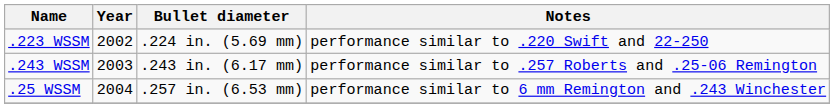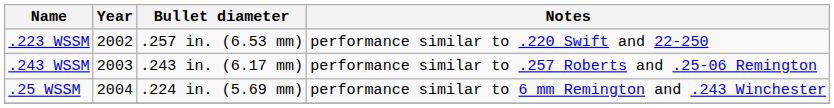(222, 41) .224 in. (5.69 mm) -> (222, 41) .257 in. (6.53 mm)
(222, 91) .257 in. (6.53 mm) -> (222, 91) .224 in. (5.69 mm)
